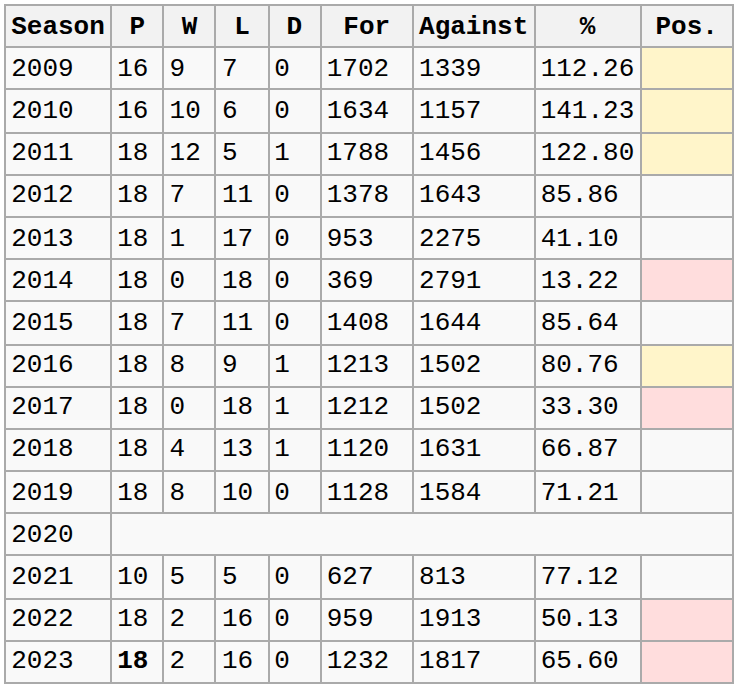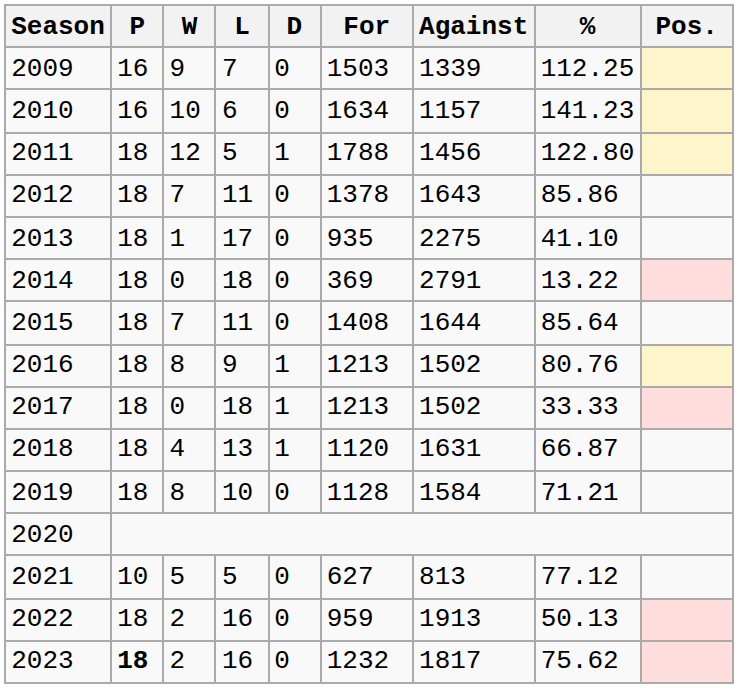(358, 69) 1702 -> (358, 69) 1503
(587, 69) 112.26 -> (587, 69) 112.25
(350, 238) 953 -> (350, 238) 935
(358, 408) 1212 -> (358, 408) 1213
(580, 408) 33.30 -> (580, 408) 33.33
(580, 662) 65.60 -> (580, 662) 75.62
